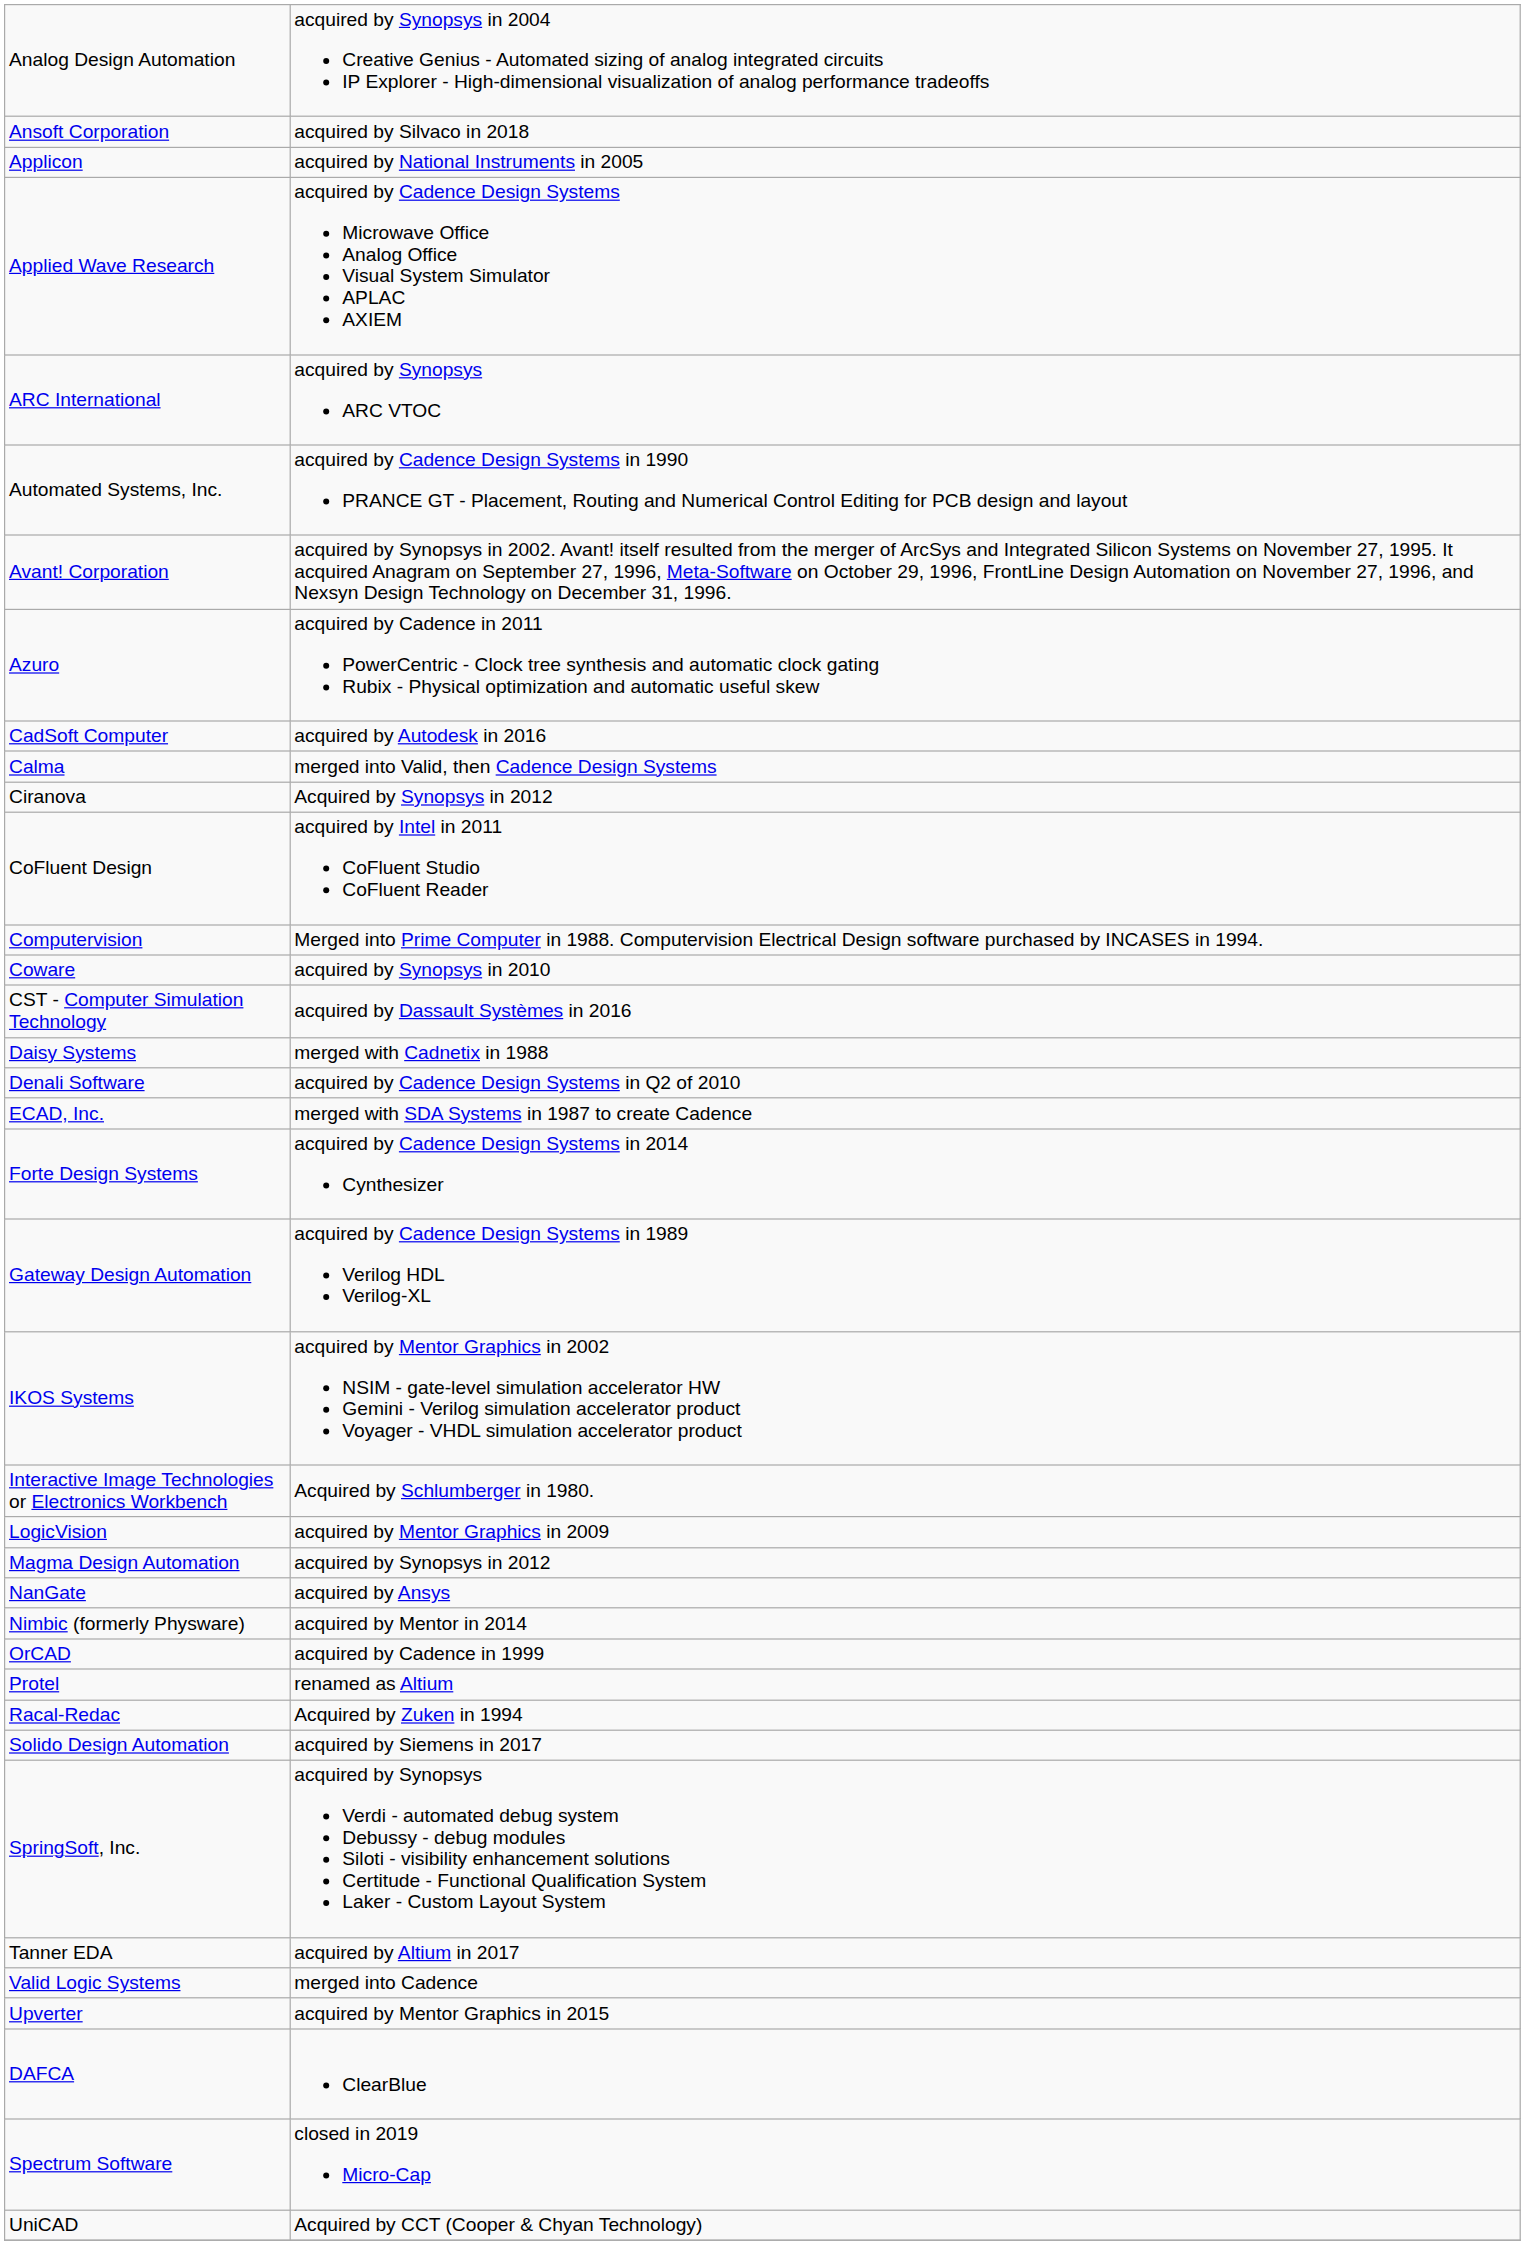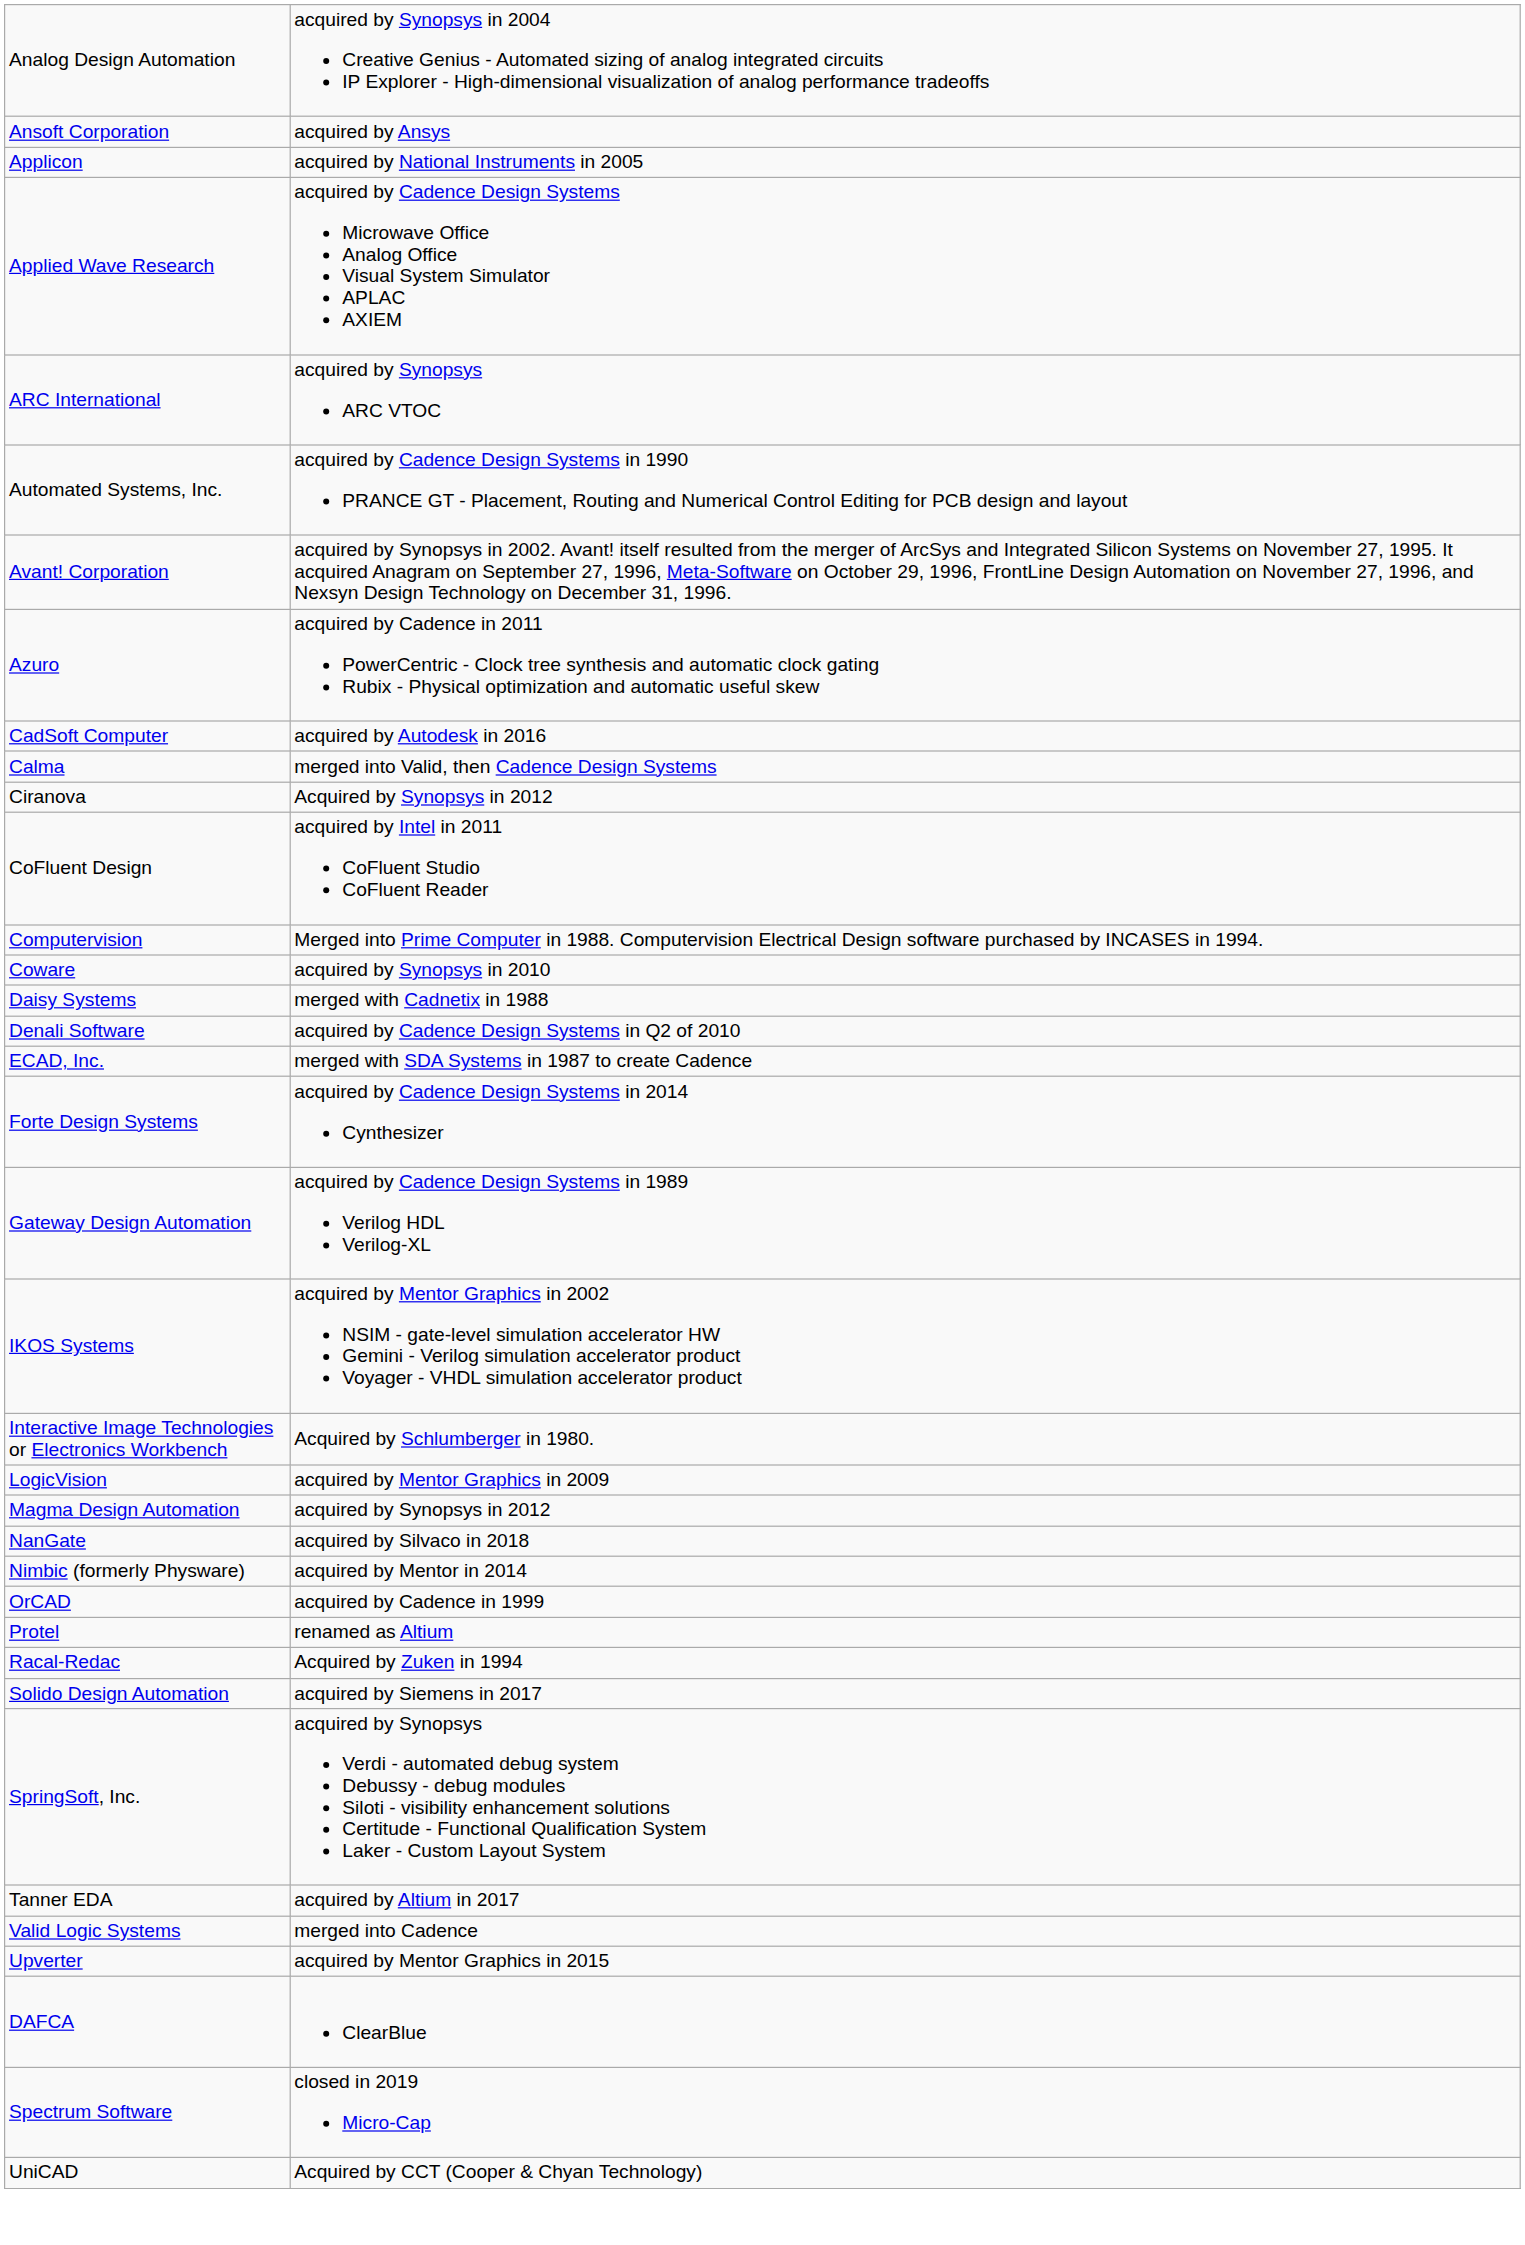(412, 131) acquired by Silvaco in 2018 -> (372, 131) acquired by Ansys
- row: (126, 1011)
(372, 1592) acquired by Ansys -> (412, 1540) acquired by Silvaco in 2018
